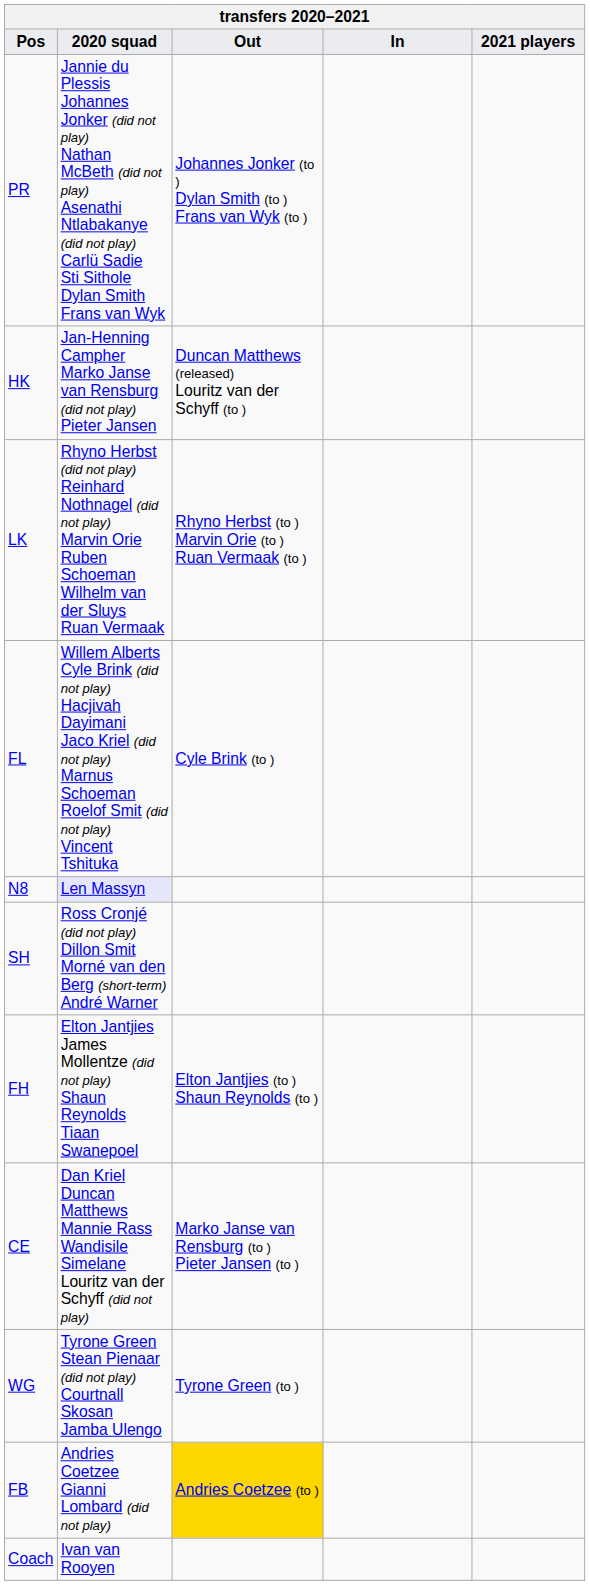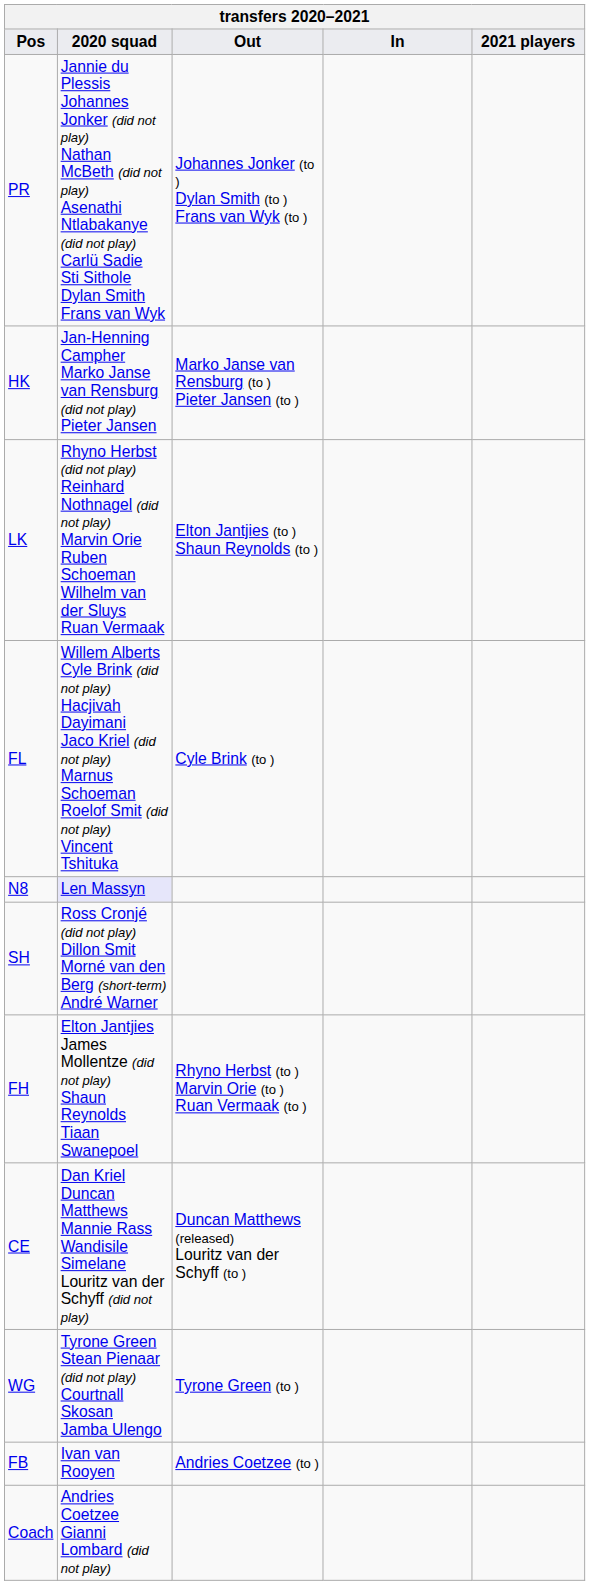(238, 382) Duncan Matthews (released) Louritz van der Schyff (to ) -> (237, 382) Marko Janse van Rensburg (to ) Pieter Jansen (to )
(241, 539) Rhyno Herbst (to ) Marvin Orie (to ) Ruan Vermaak (to ) -> (247, 539) Elton Jantjies (to ) Shaun Reynolds (to )
(247, 1089) Elton Jantjies (to ) Shaun Reynolds (to ) -> (241, 1089) Rhyno Herbst (to ) Marvin Orie (to ) Ruan Vermaak (to )
(237, 1246) Marko Janse van Rensburg (to ) Pieter Jansen (to ) -> (238, 1246) Duncan Matthews (released) Louritz van der Schyff (to )
(105, 1489) Andries Coetzee Gianni Lombard (did not play) -> (90, 1463) Ivan van Rooyen
(247, 1489) gold background -> (247, 1463) no background
(90, 1558) Ivan van Rooyen -> (105, 1532) Andries Coetzee Gianni Lombard (did not play)
